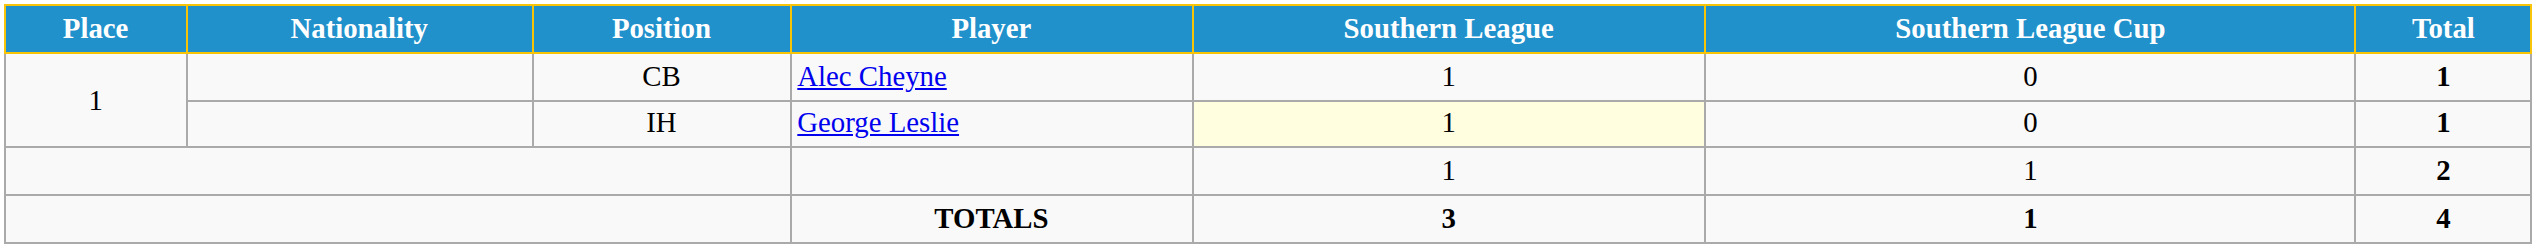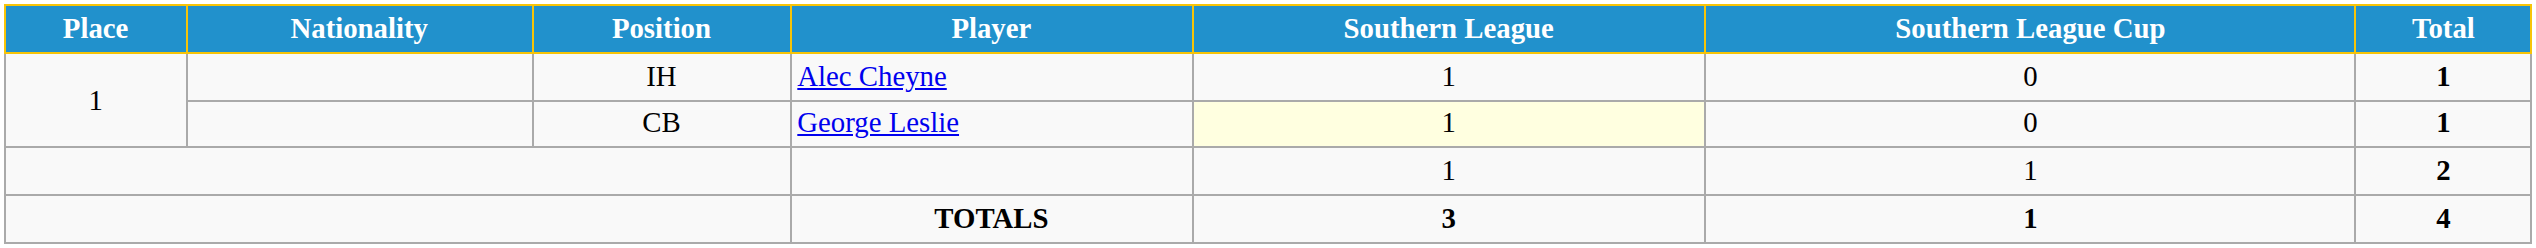(661, 76) CB -> (661, 76) IH
(661, 123) IH -> (661, 123) CB
